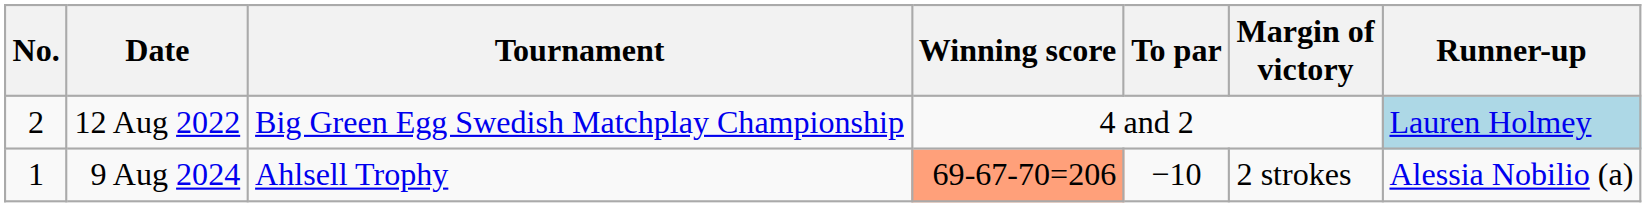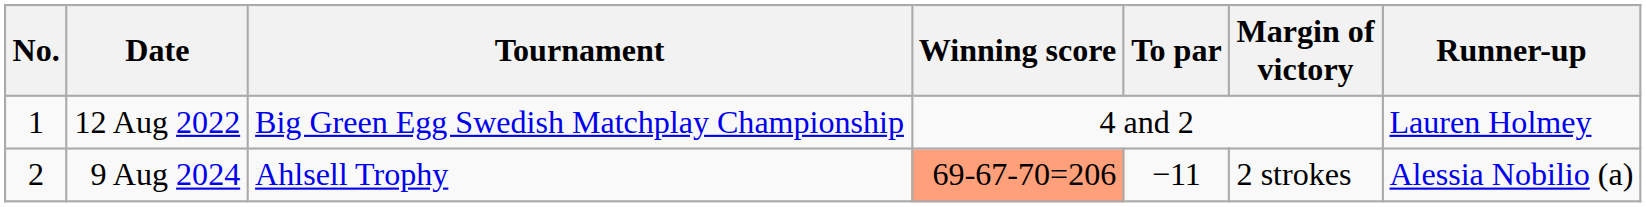(36, 121) 2 -> (36, 121) 1
(1490, 121) lightblue background -> (1490, 121) no background
(36, 174) 1 -> (36, 174) 2
(1176, 174) −10 -> (1176, 174) −11
